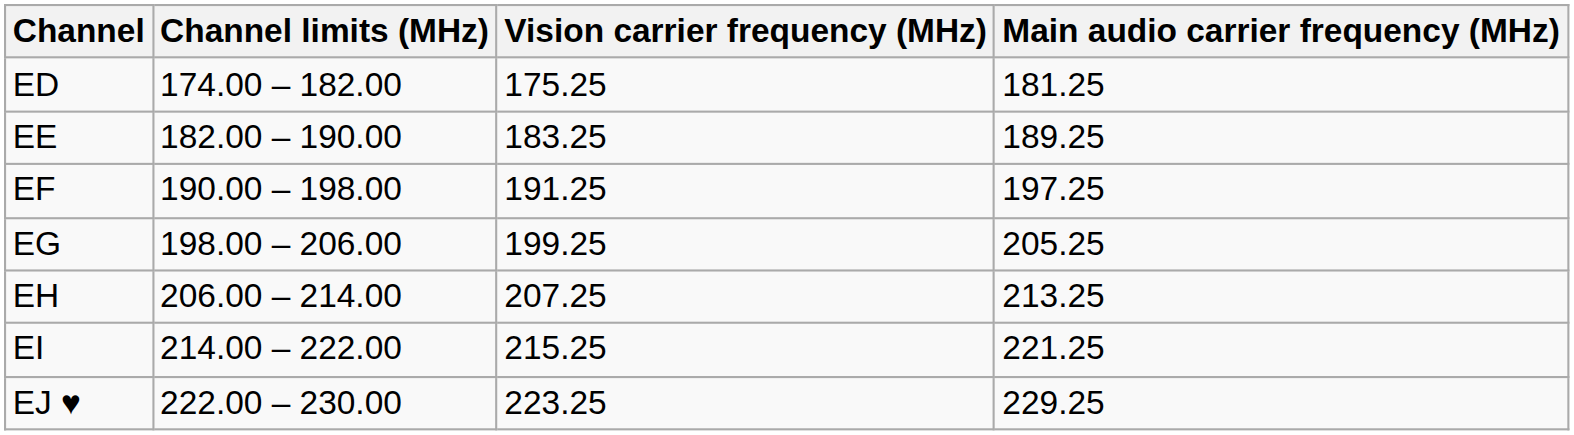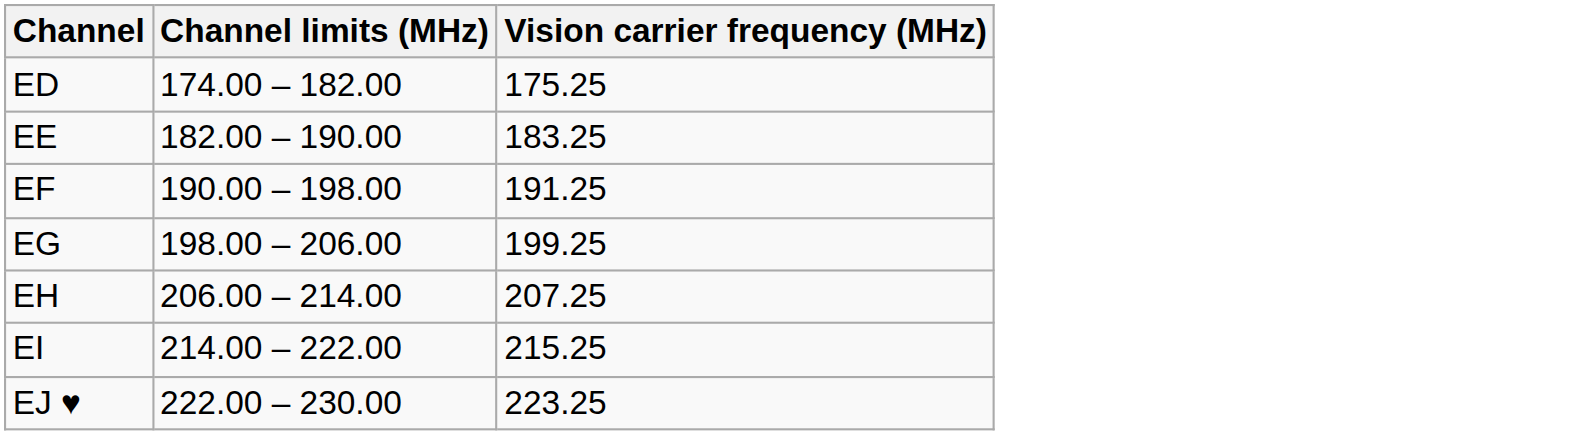- column: (1281, 31)
